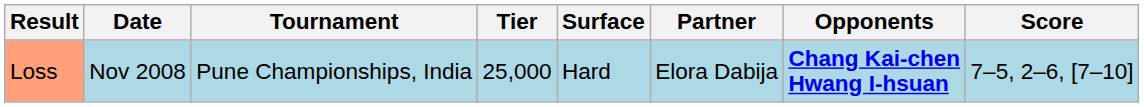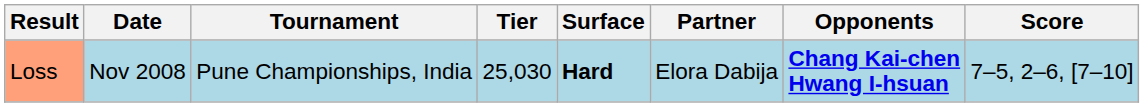(517, 70) 25,000 -> (517, 70) 25,030
(586, 70) normal -> (588, 70) bold
